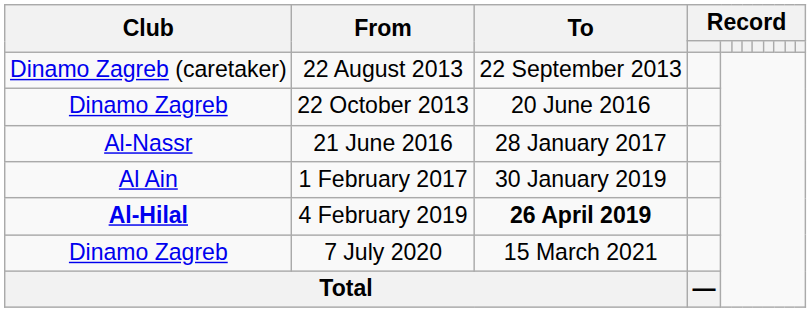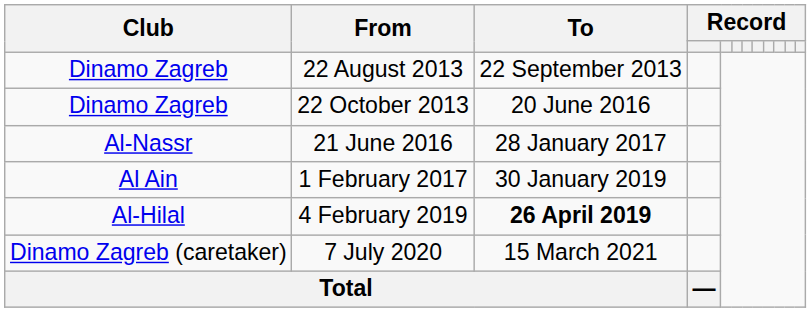(148, 69) Dinamo Zagreb (caretaker) -> (148, 69) Dinamo Zagreb
(148, 216) bold -> (148, 216) normal
(148, 252) Dinamo Zagreb -> (148, 252) Dinamo Zagreb (caretaker)
